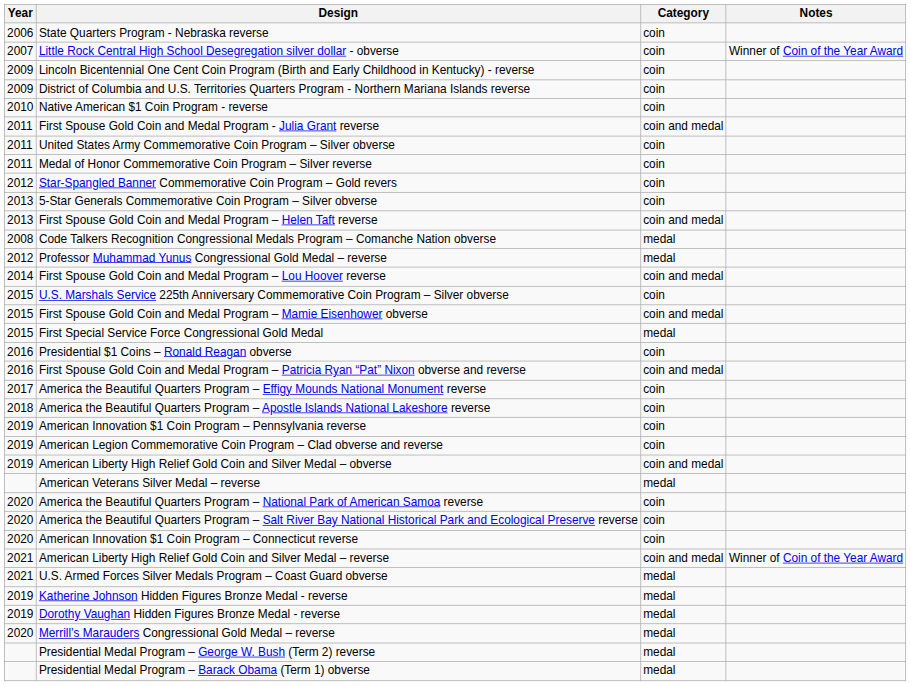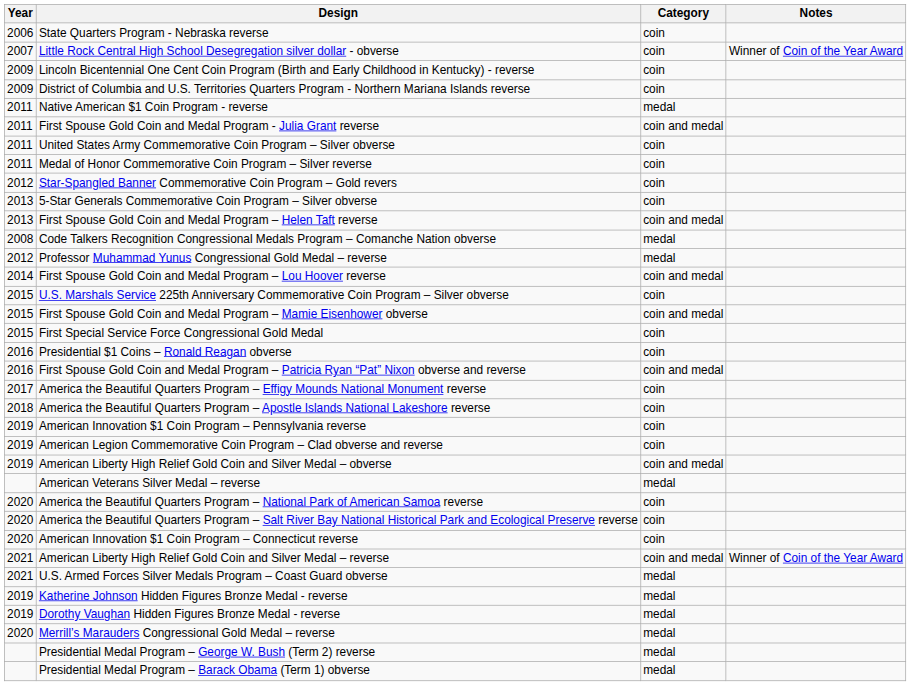(20, 107) 2010 -> (20, 107) 2011
(654, 107) coin -> (659, 107) medal
(659, 333) medal -> (654, 333) coin
